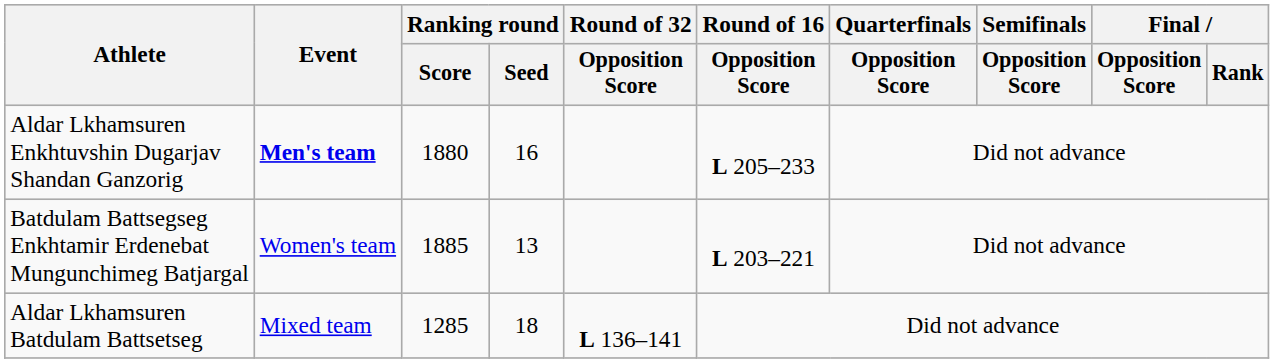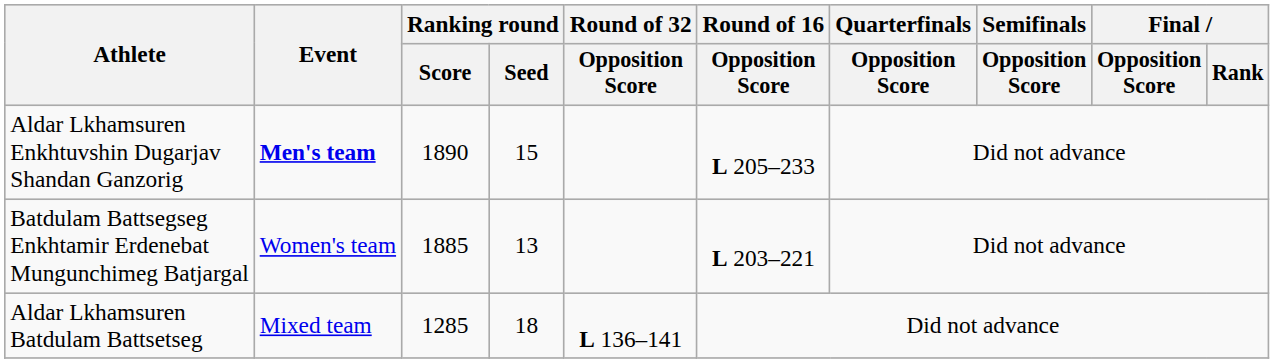(445, 152) 1880 -> (445, 152) 1890
(526, 152) 16 -> (526, 152) 15
